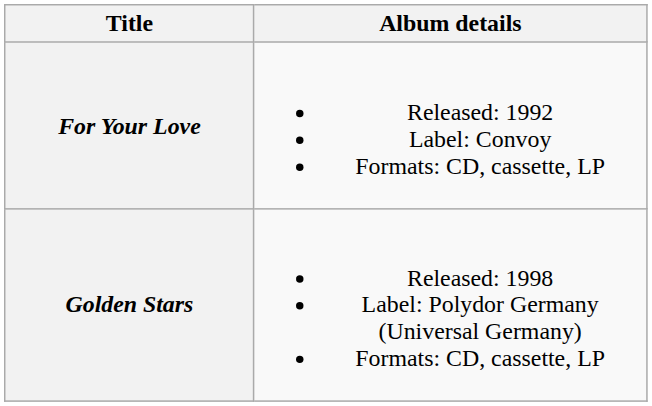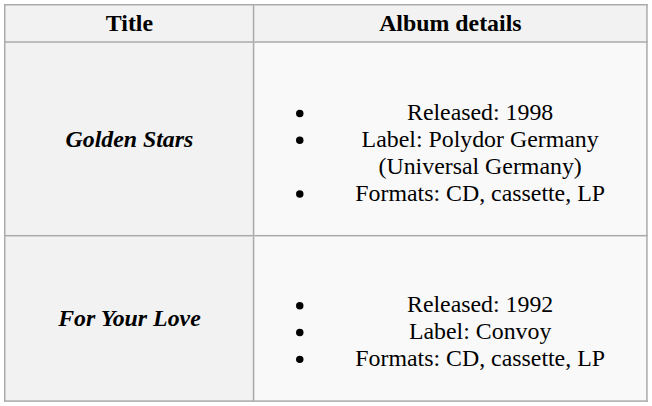rows swapped: (129, 125) <-> (129, 304)
